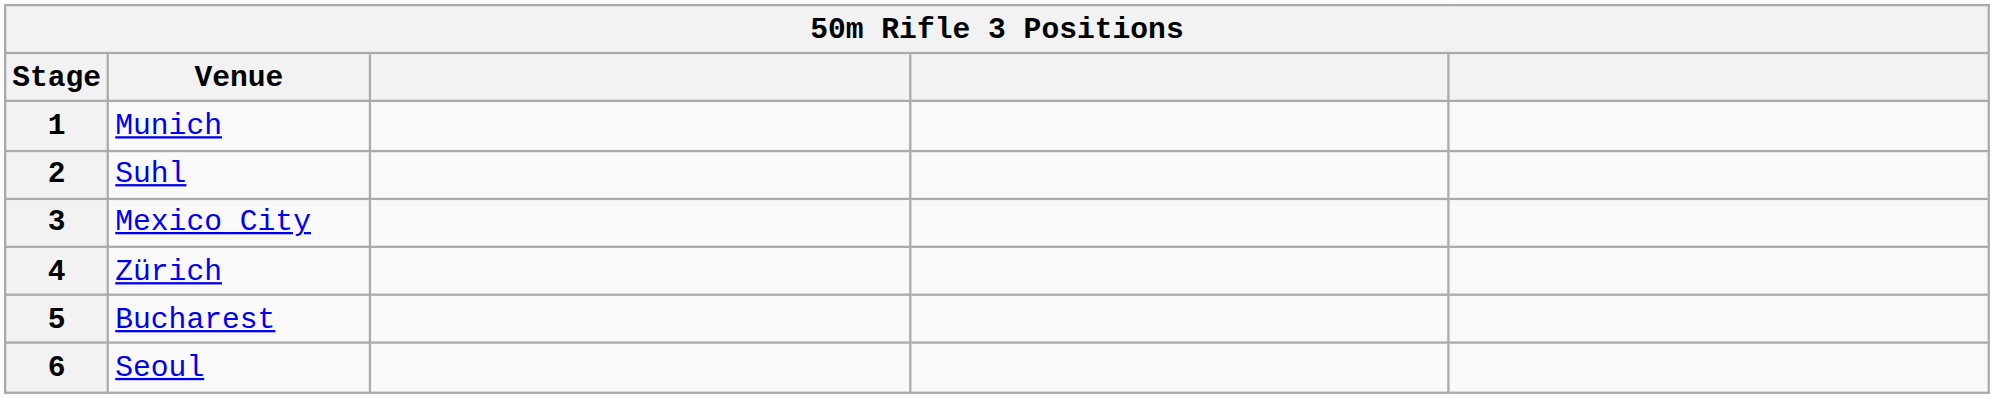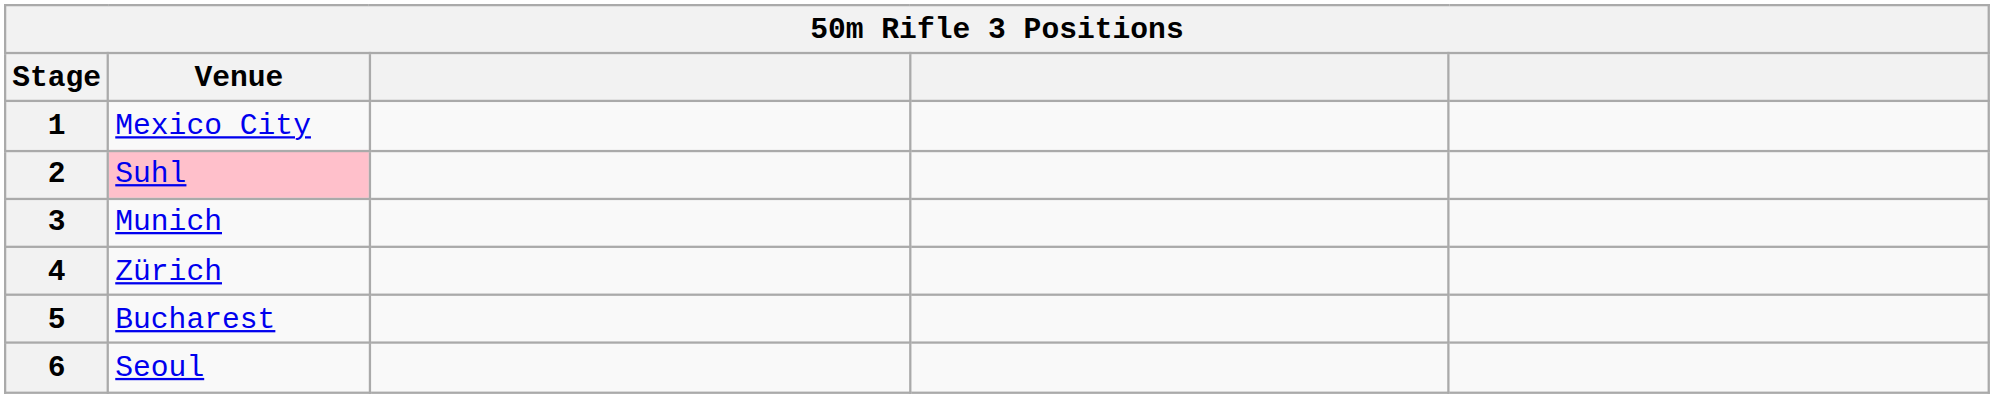(169, 126) Munich -> (213, 126) Mexico City
(151, 174) no background -> (151, 174) pink background
(213, 223) Mexico City -> (169, 223) Munich
